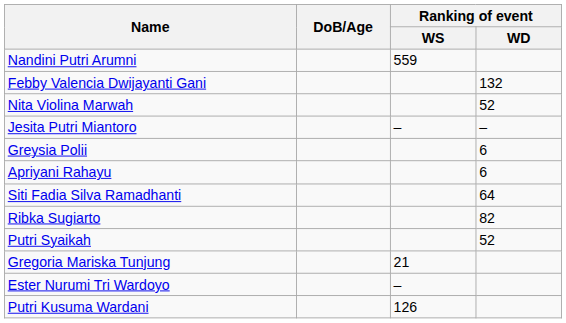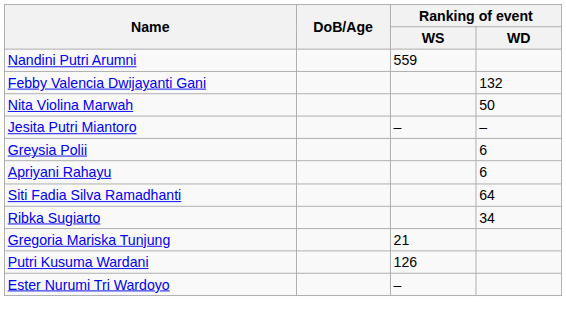(487, 105) 52 -> (487, 105) 50
(487, 217) 82 -> (487, 217) 34
- row: (49, 240)
rows swapped: (78, 307) <-> (89, 284)
